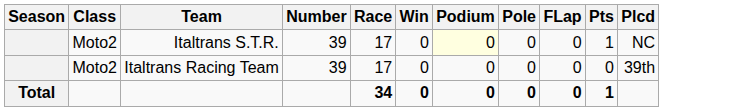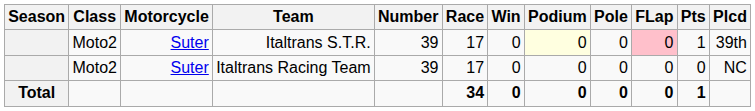+ column: (167, 17)
(577, 42) no background -> (669, 42) pink background
(644, 42) NC -> (731, 42) 39th
(639, 67) 39th -> (735, 67) NC
